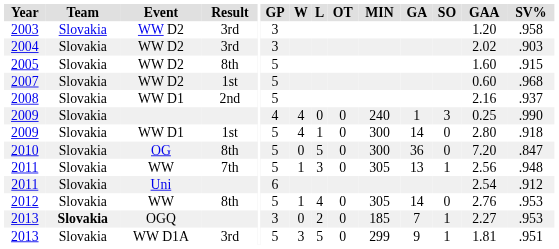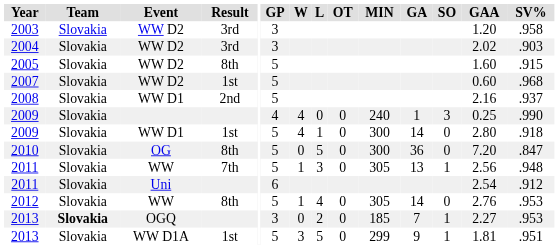(230, 236) 3rd -> (230, 236) 1st
